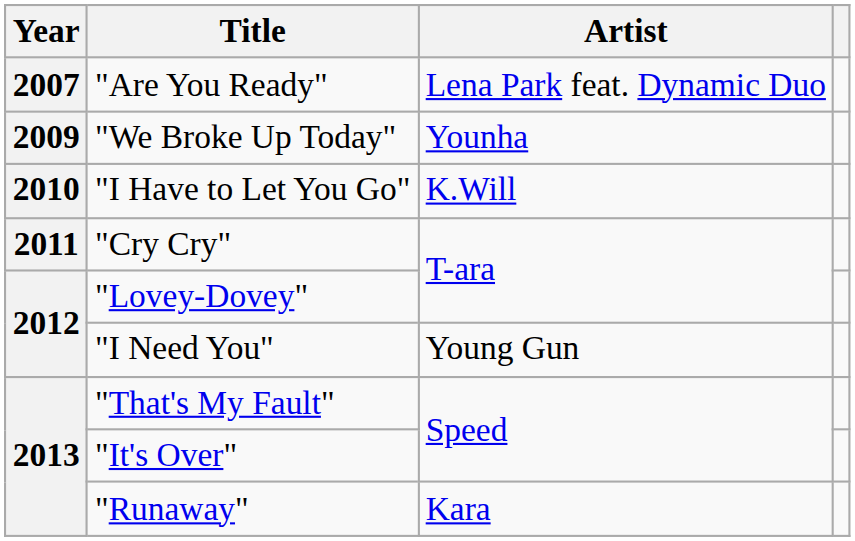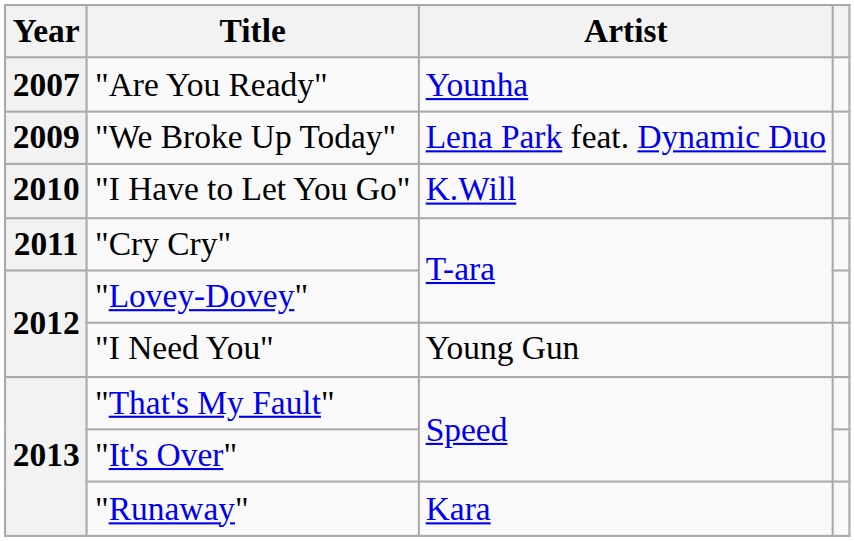(626, 84) Lena Park feat. Dynamic Duo -> (477, 84) Younha
(477, 137) Younha -> (626, 137) Lena Park feat. Dynamic Duo
